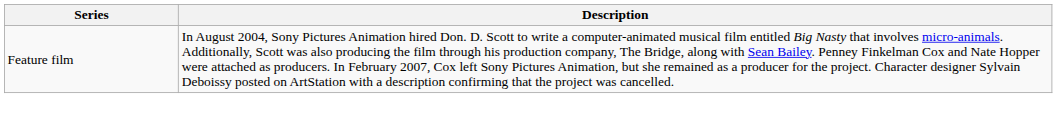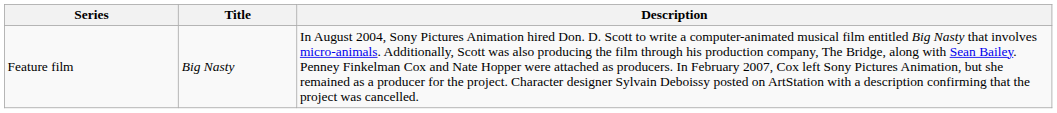+ column: (238, 15)
